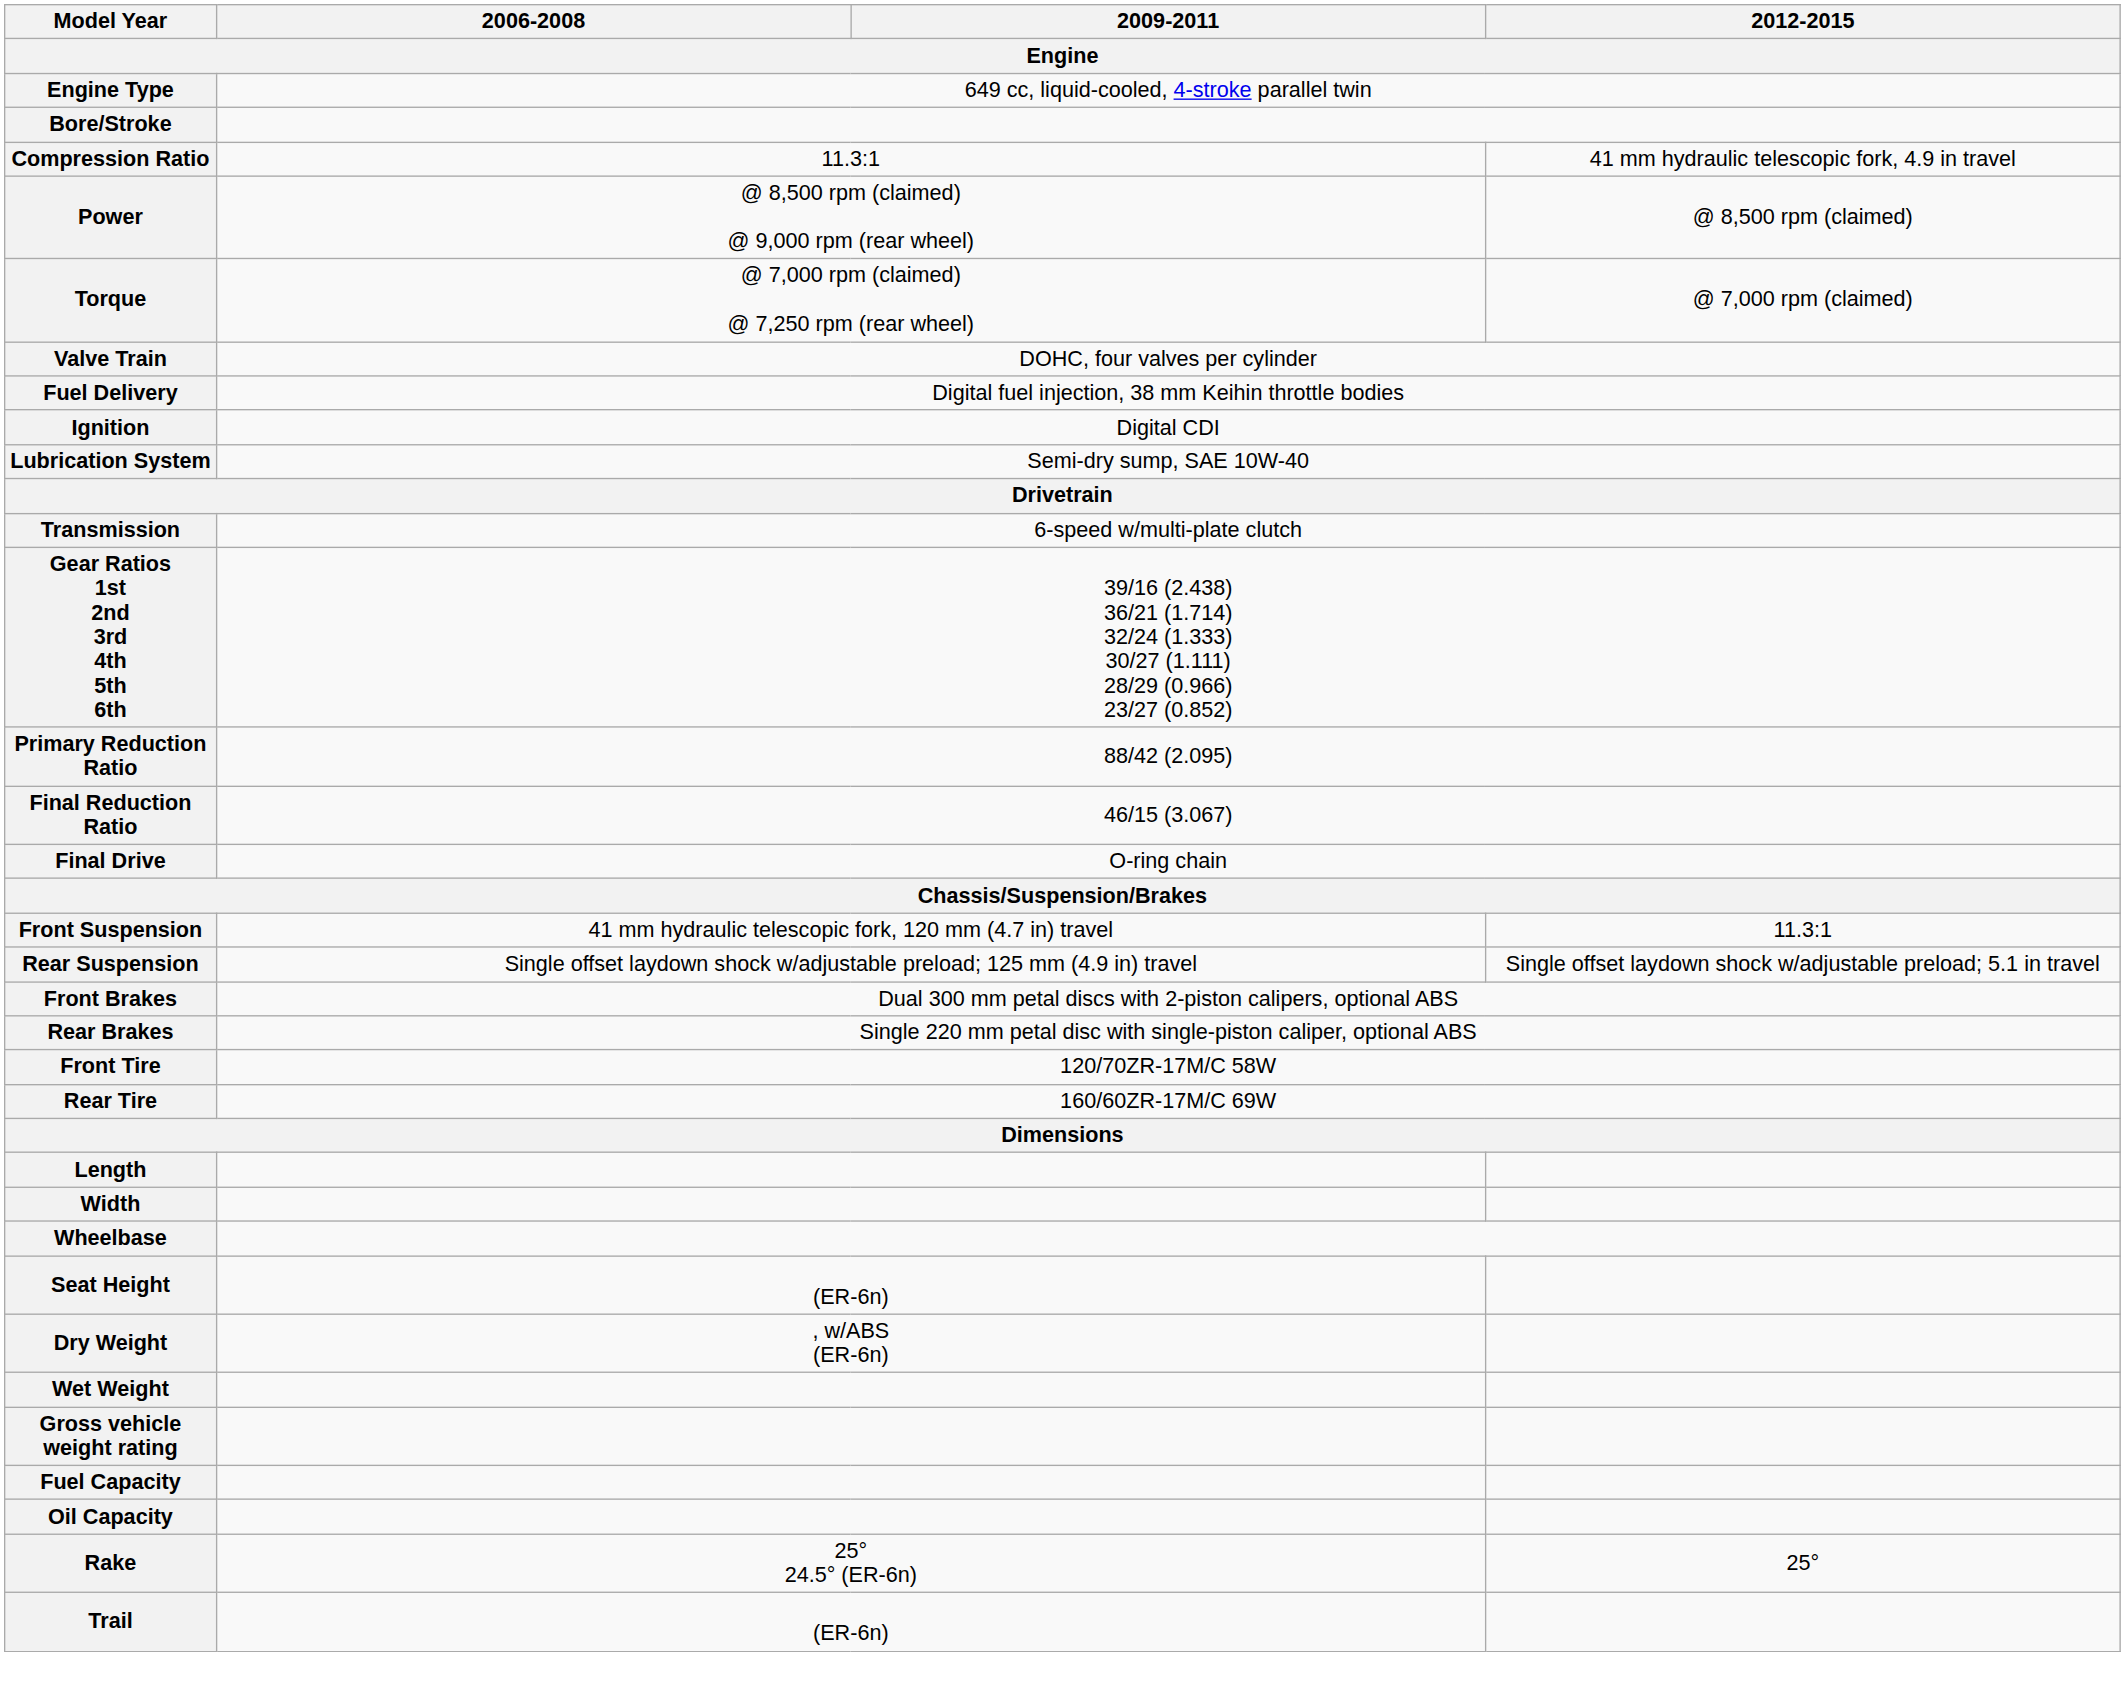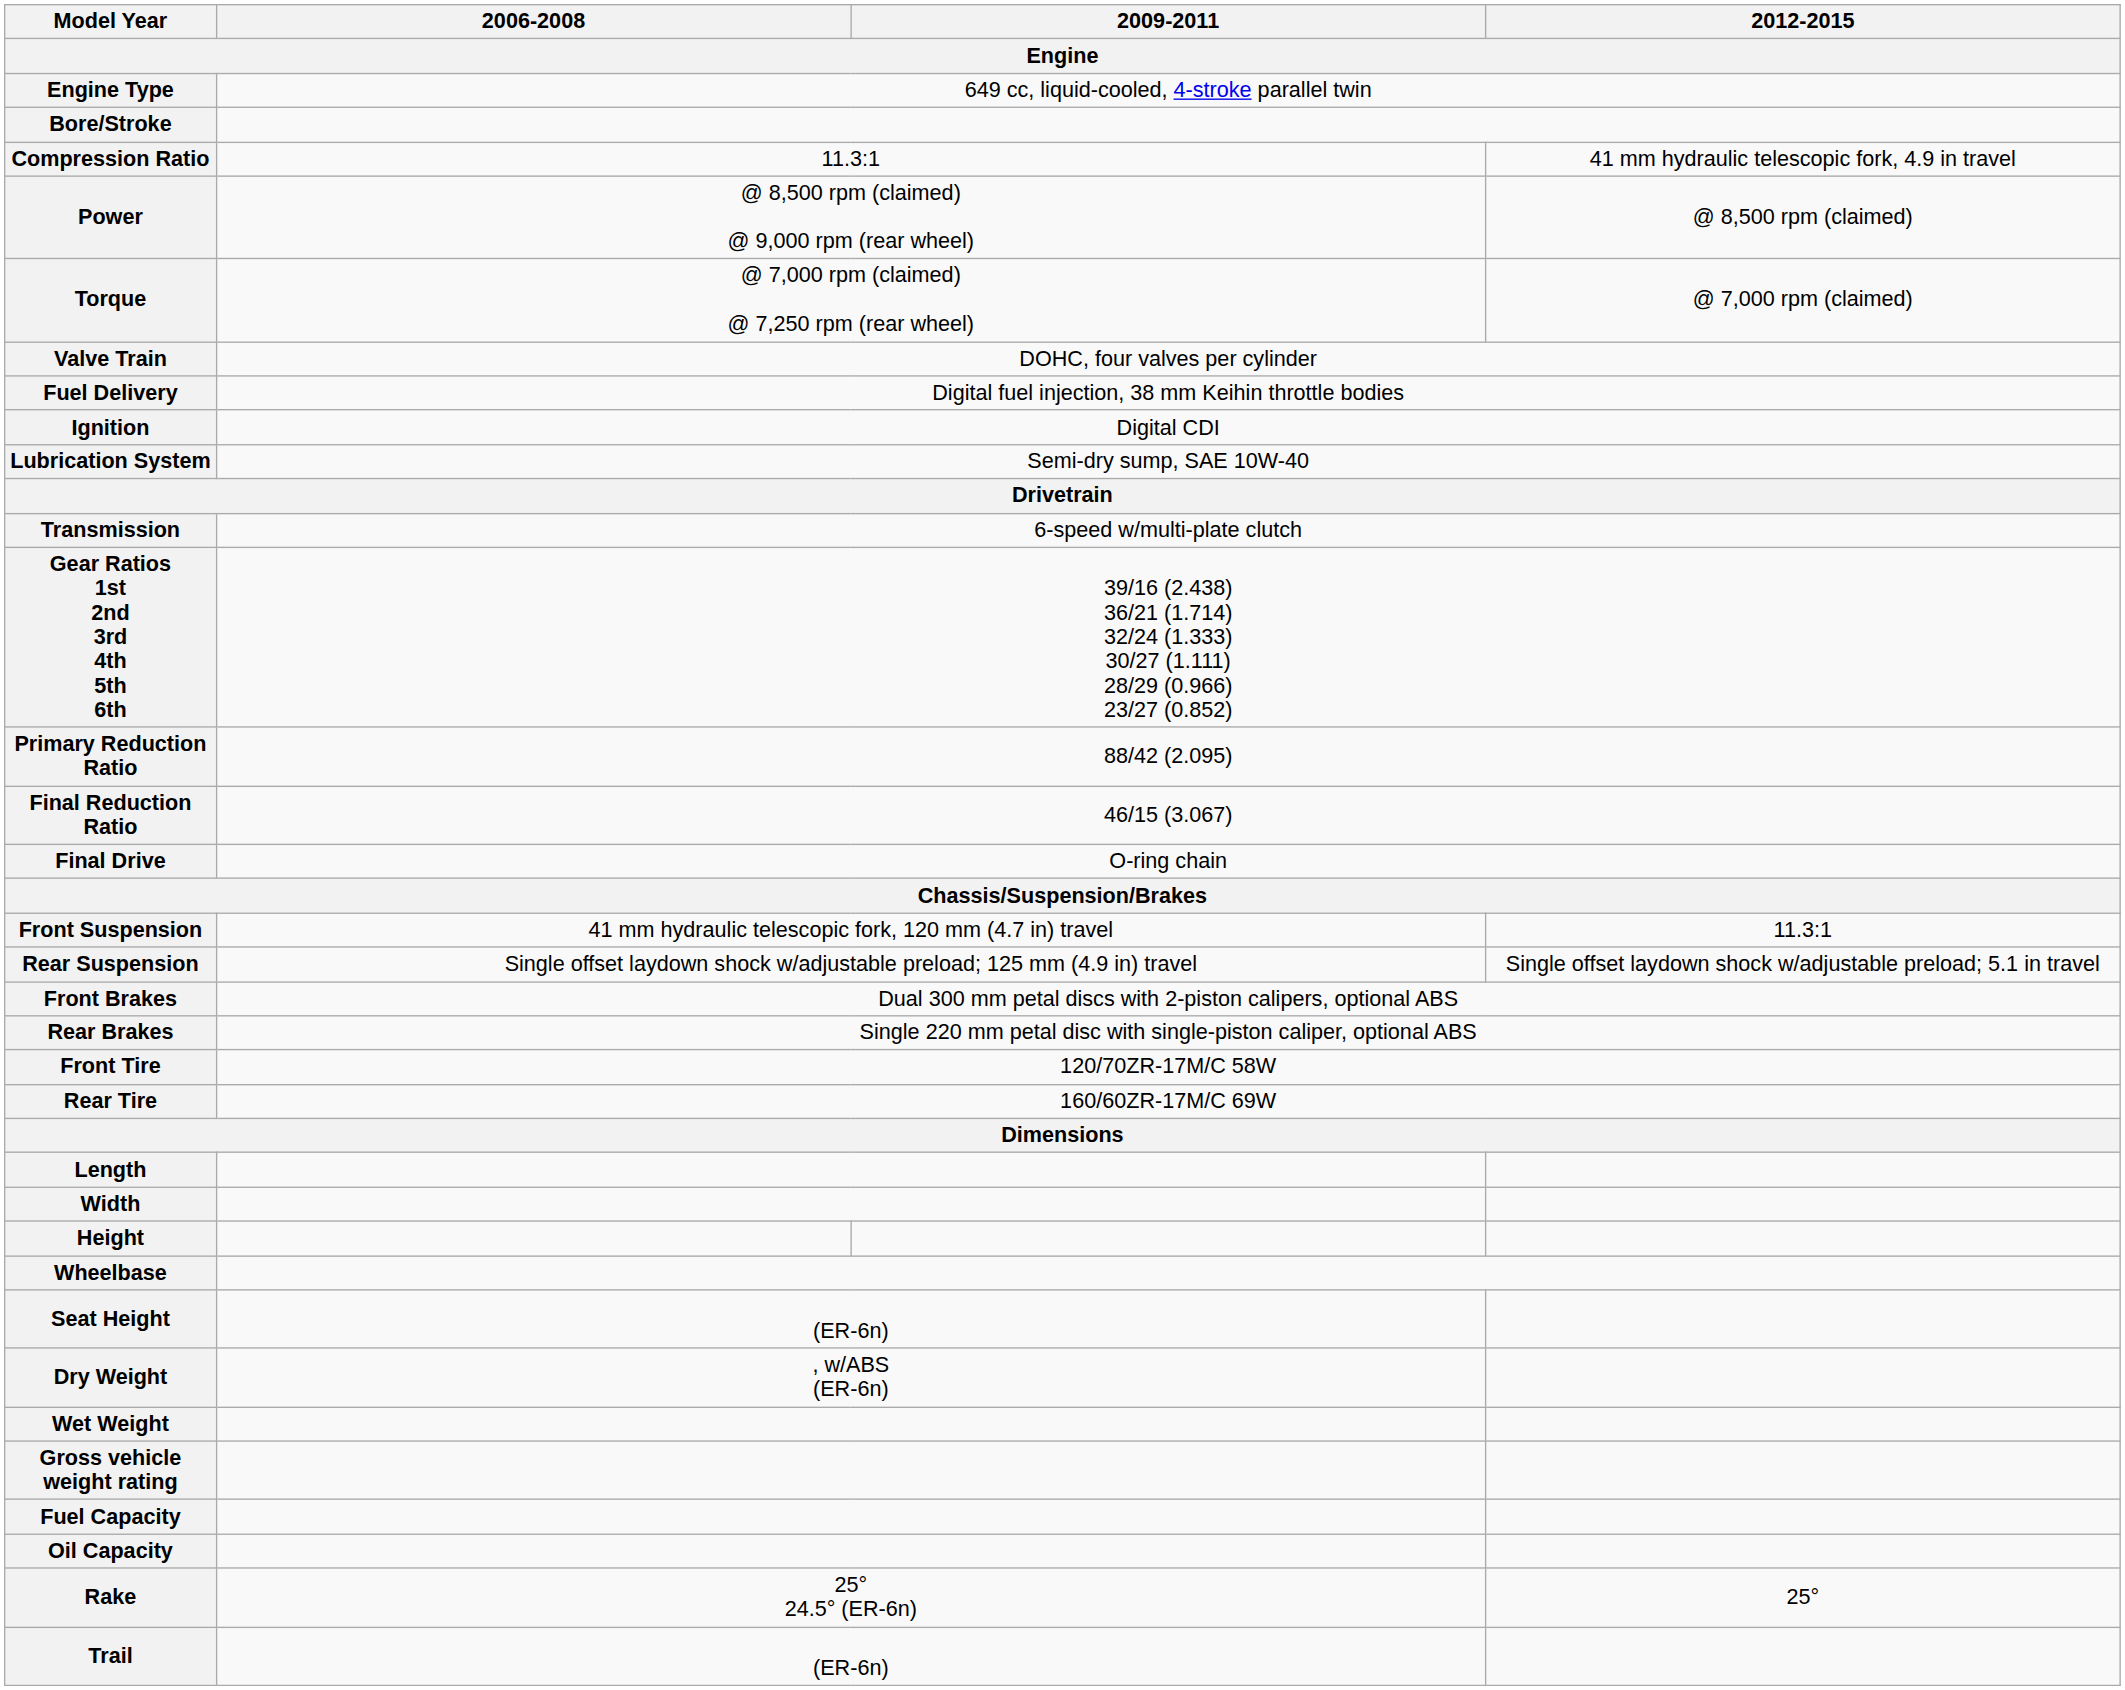+ row: (110, 1238)
